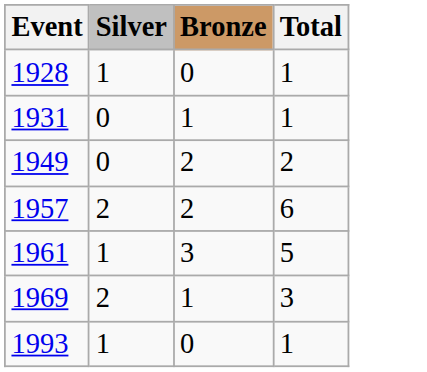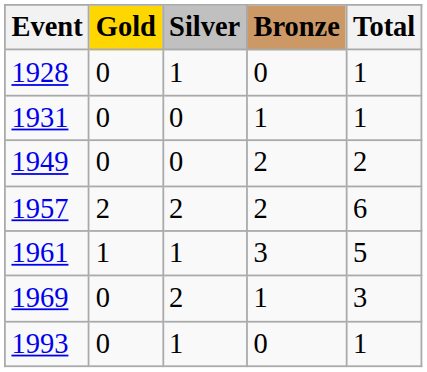+ column: (126, 27)
